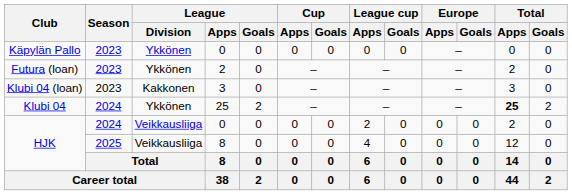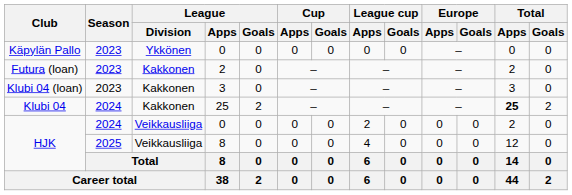(168, 69) Ykkönen -> (168, 69) Kakkonen
(168, 106) Ykkönen -> (168, 106) Kakkonen
